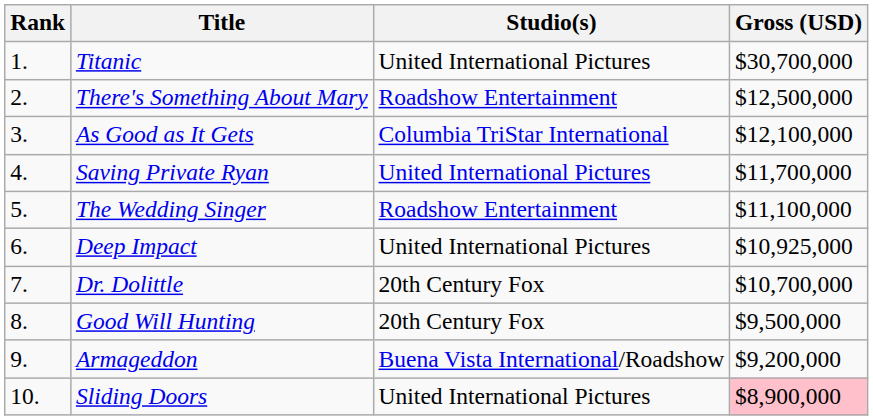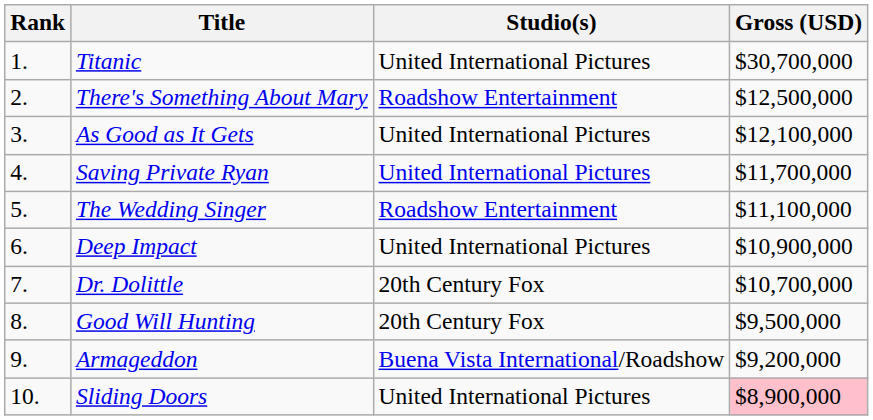(524, 135) Columbia TriStar International -> (514, 135) United International Pictures
(794, 246) $10,925,000 -> (794, 246) $10,900,000
